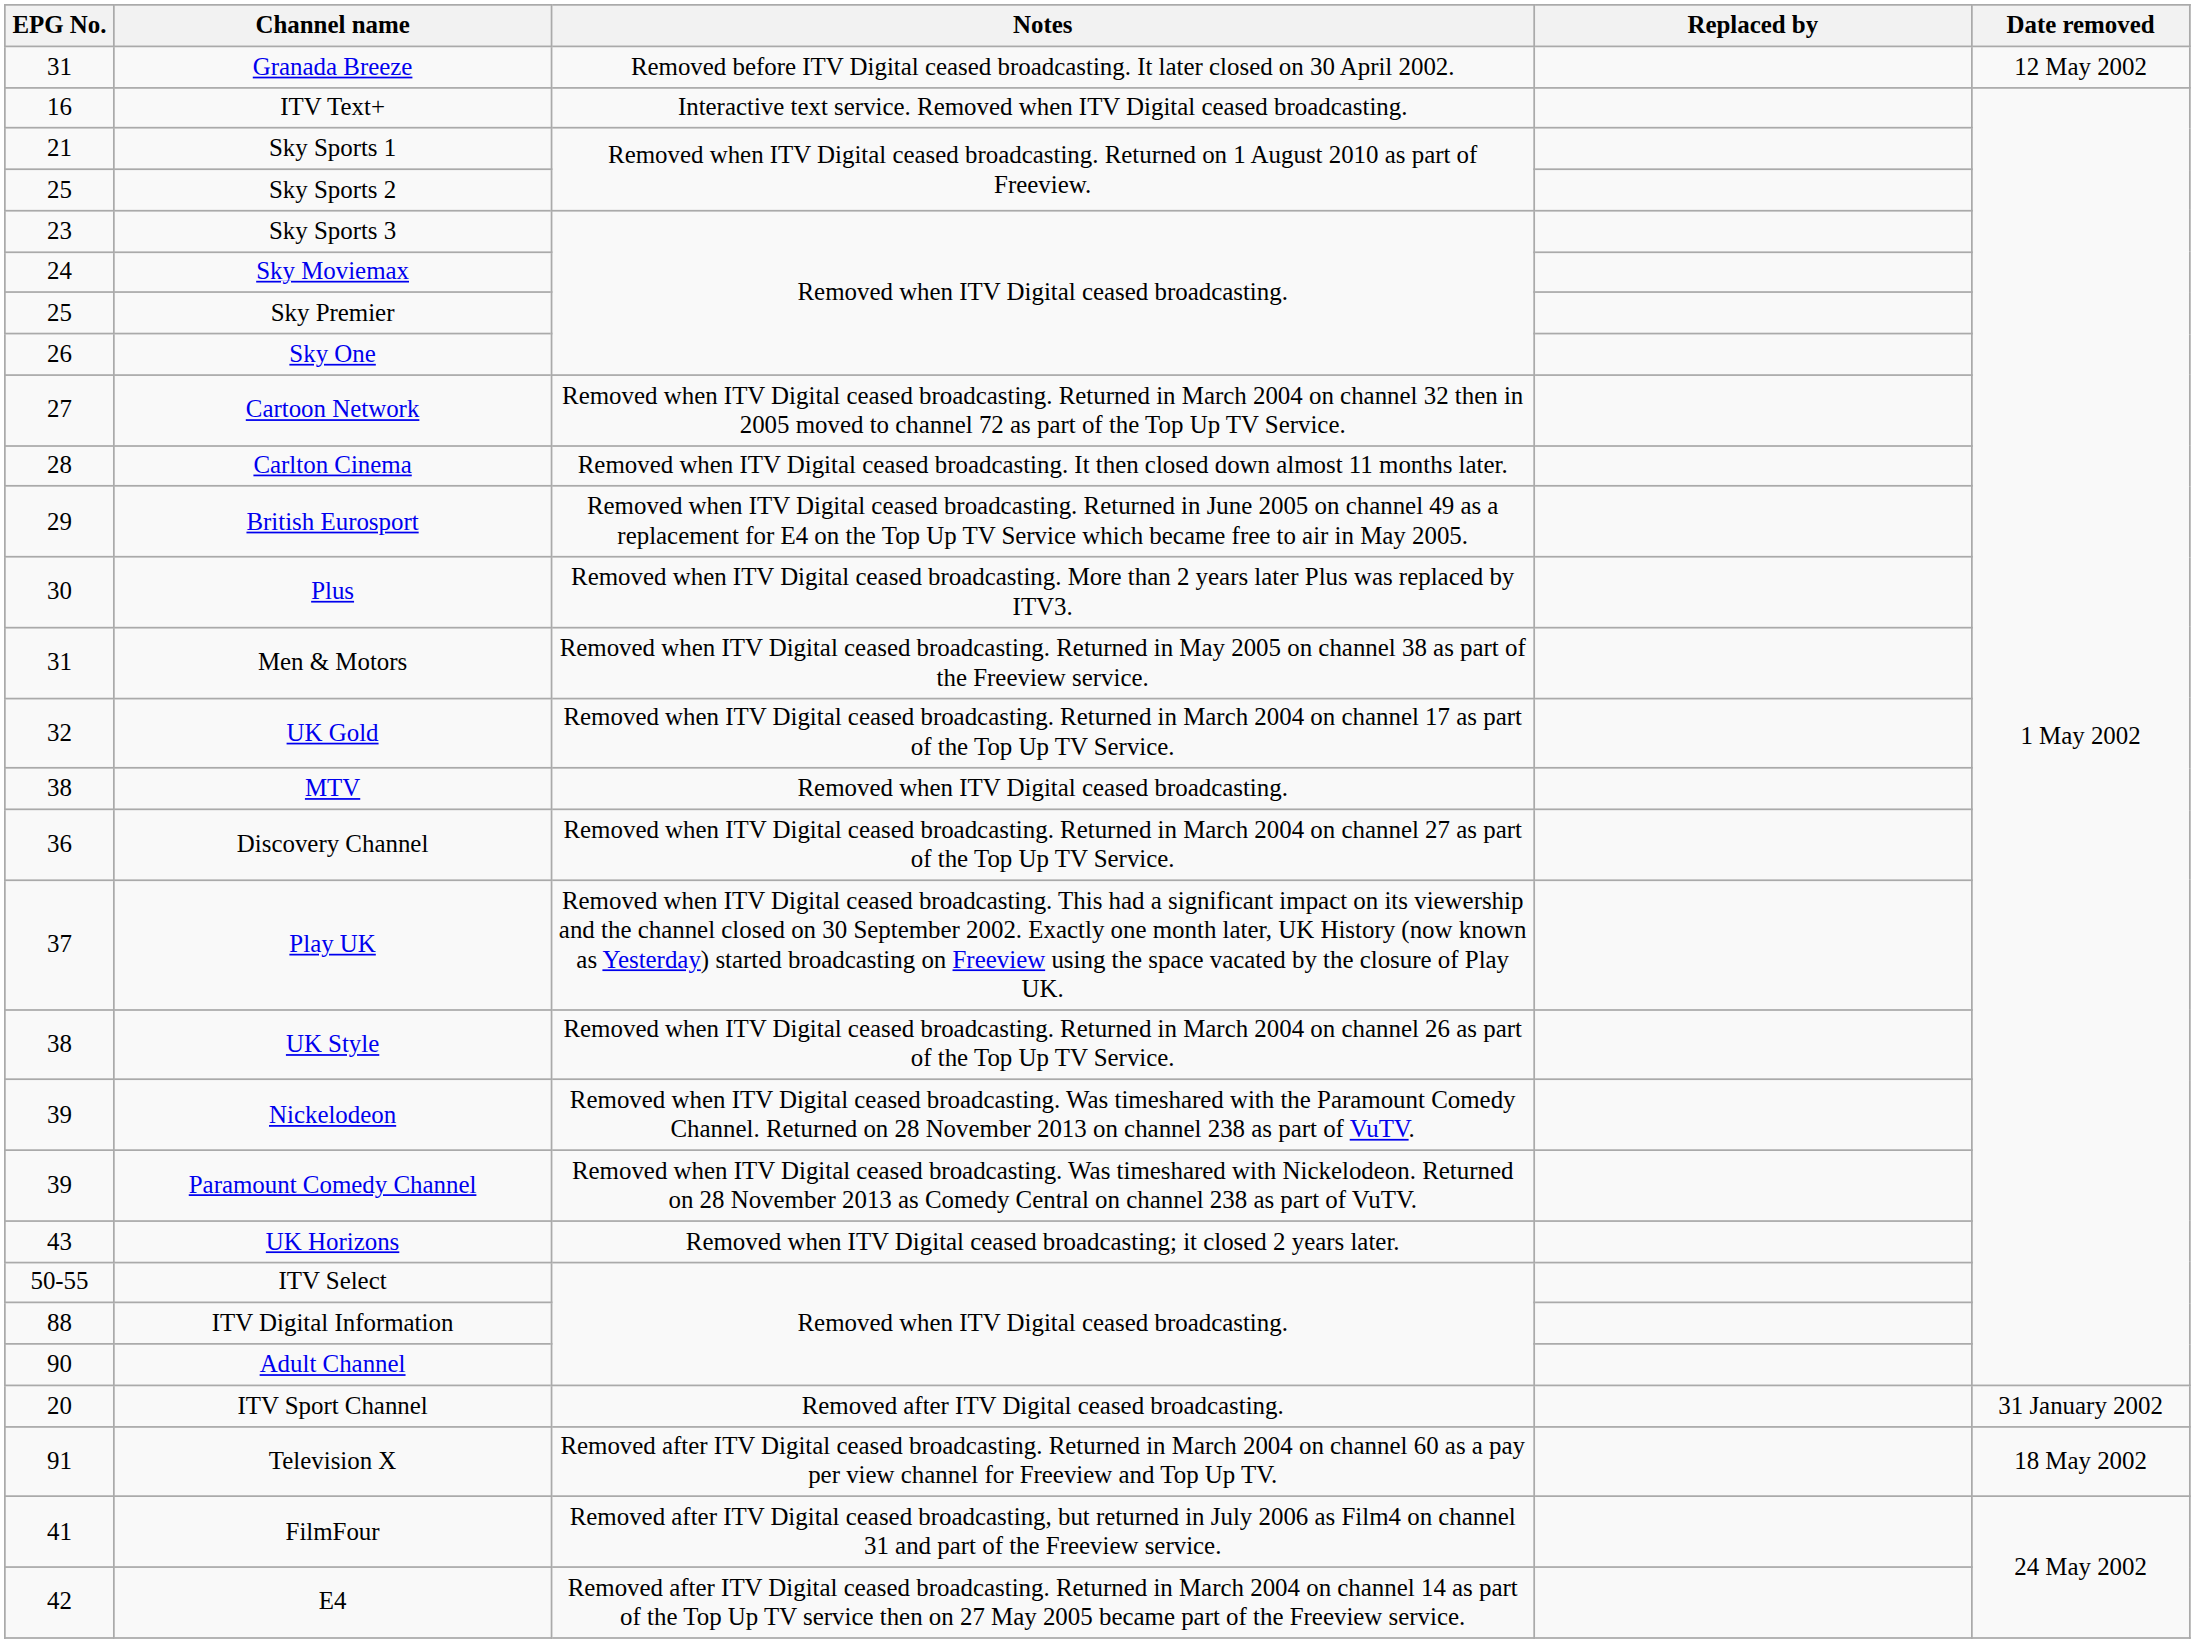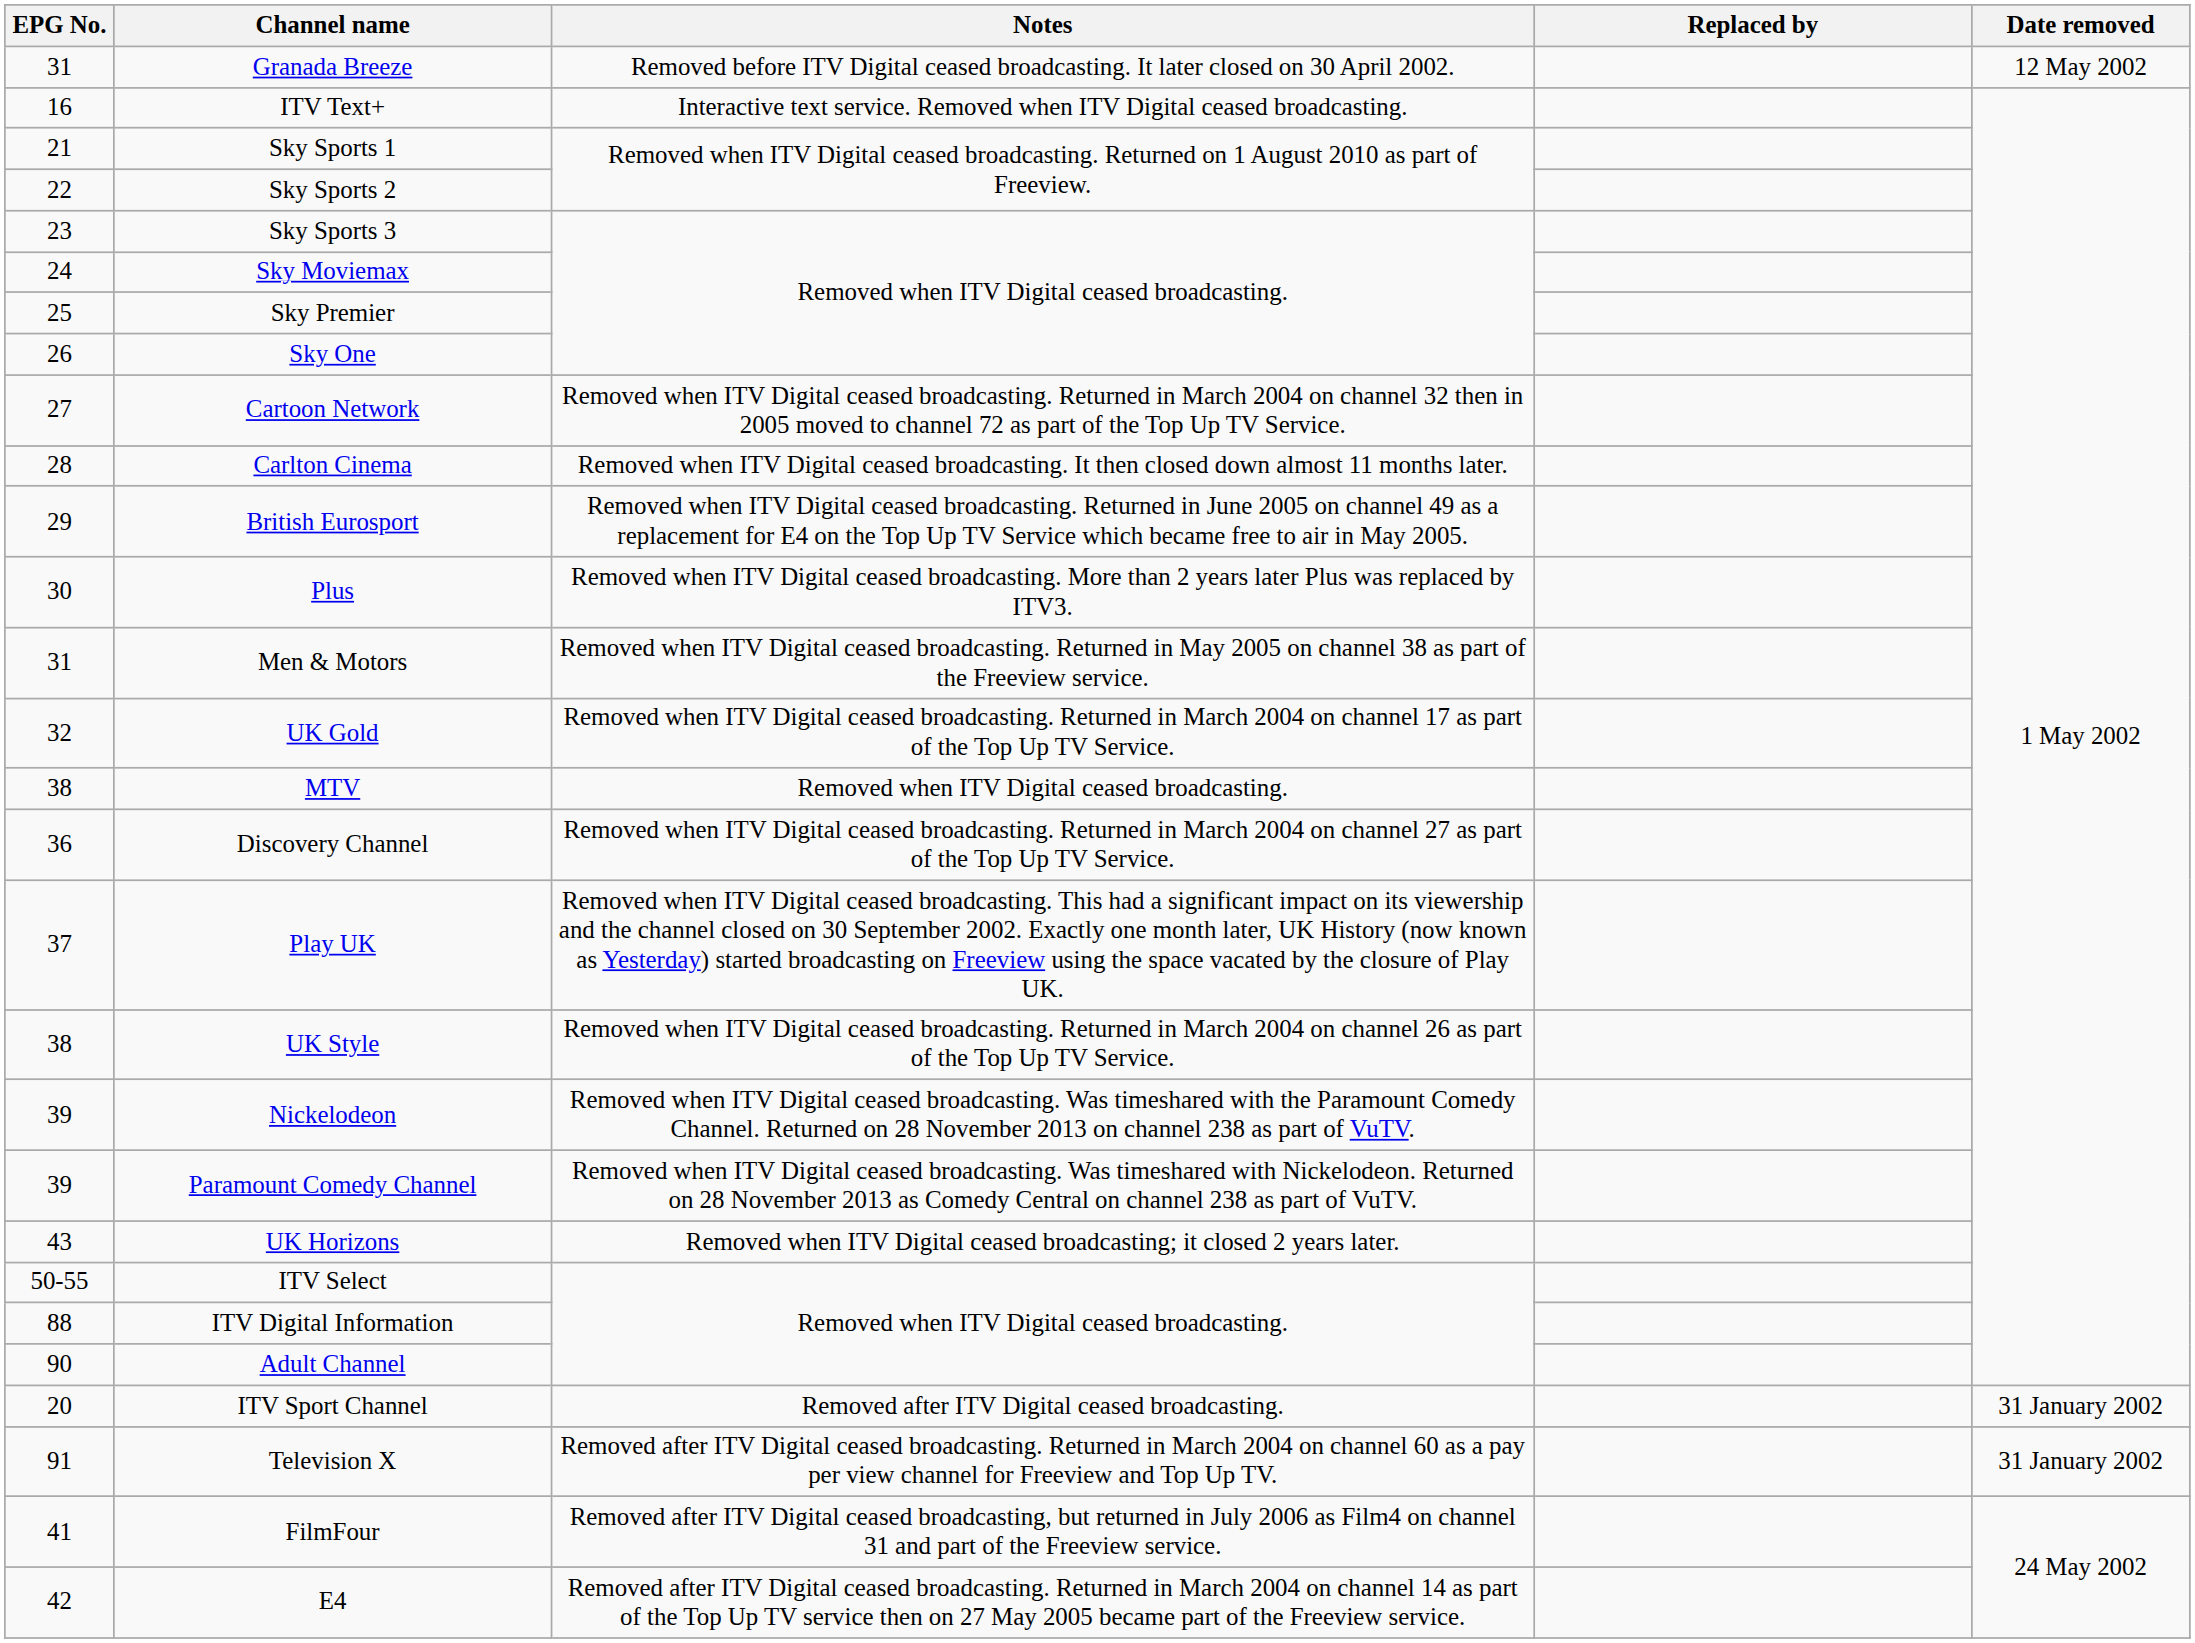(59, 189) 25 -> (59, 189) 22
(2081, 1461) 18 May 2002 -> (2081, 1461) 31 January 2002
